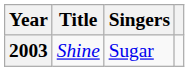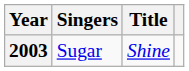columns swapped: (78, 19) <-> (139, 19)
